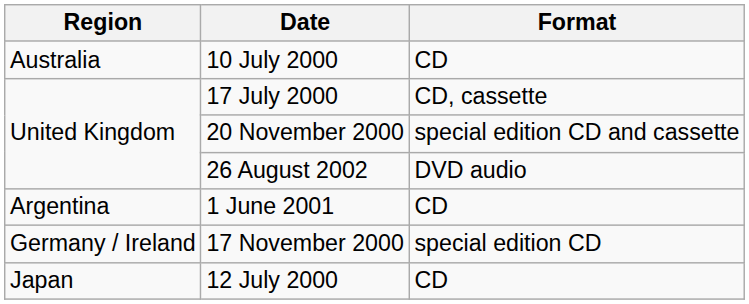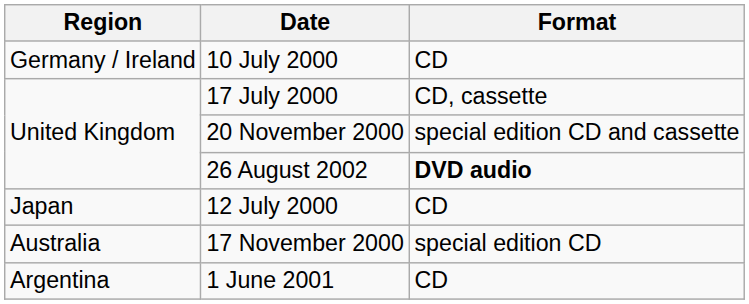(55, 59) Australia -> (103, 59) Germany / Ireland
(471, 170) normal -> (473, 170) bold
rows swapped: (270, 206) <-> (272, 280)
(103, 243) Germany / Ireland -> (55, 243) Australia
